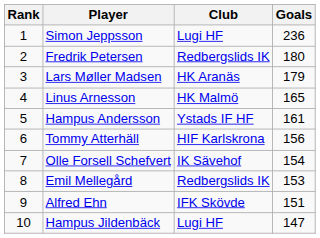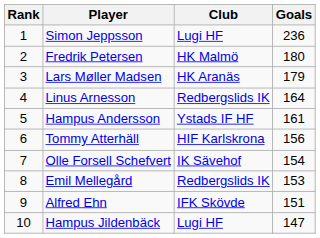(223, 56) Redbergslids IK -> (208, 56) HK Malmö
(208, 98) HK Malmö -> (223, 98) Redbergslids IK
(294, 98) 165 -> (294, 98) 164
